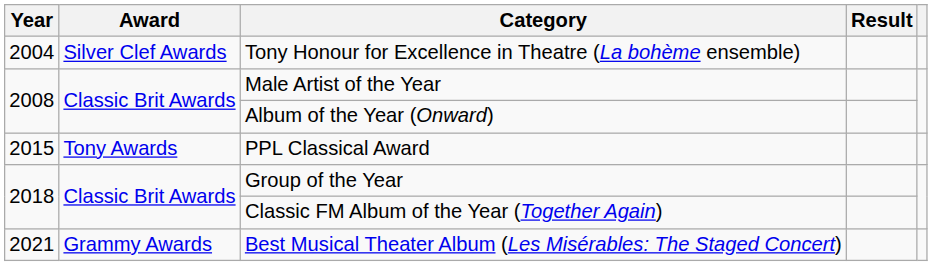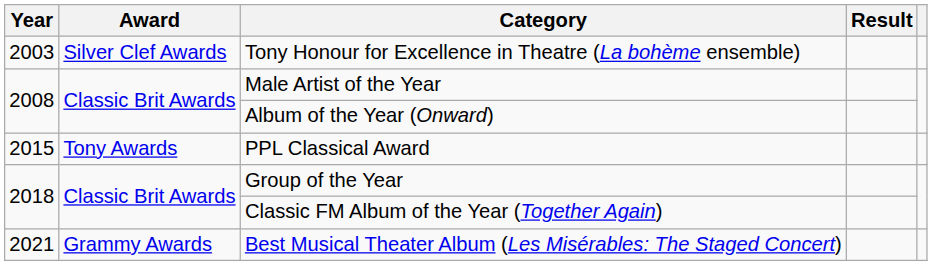(32, 52) 2004 -> (32, 52) 2003
